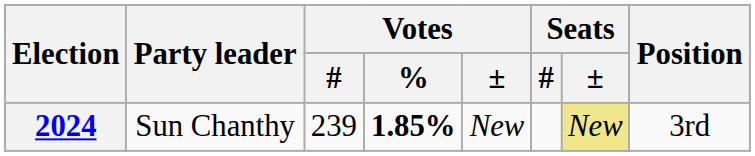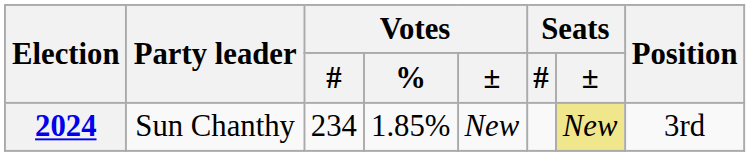(334, 126) 239 -> (334, 126) 234
(413, 126) bold -> (411, 126) normal
